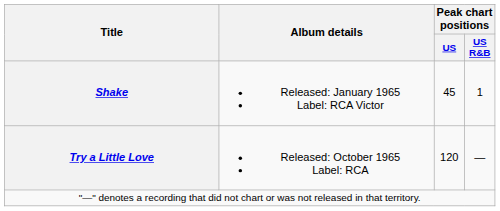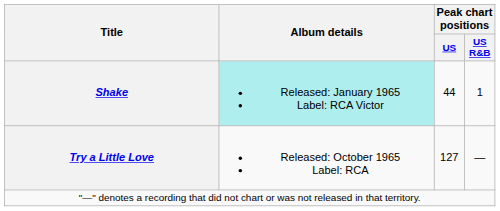(327, 99) no background -> (327, 99) paleturquoise background
(449, 93) 45 -> (449, 93) 44
(449, 157) 120 -> (449, 157) 127
